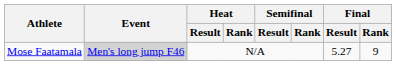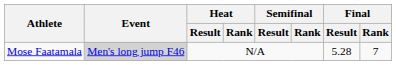(342, 51) 5.27 -> (342, 51) 5.28
(376, 51) 9 -> (376, 51) 7
